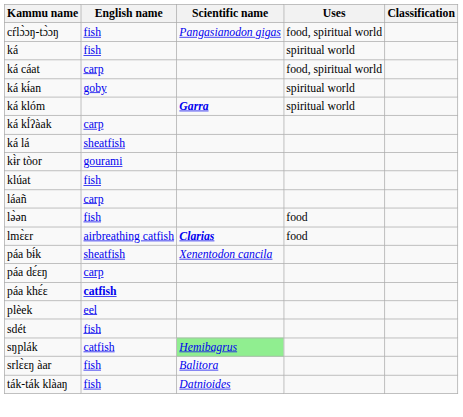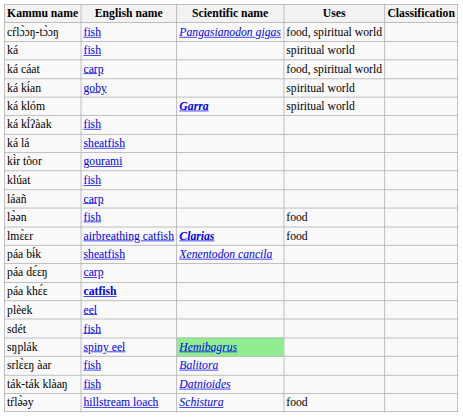(94, 124) carp -> (92, 124) fish
(99, 347) catfish -> (104, 347) spiny eel
+ row: (20, 402)
